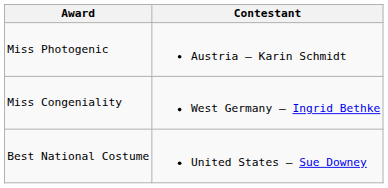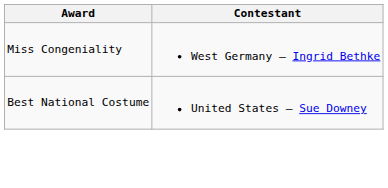- row: (58, 50)
